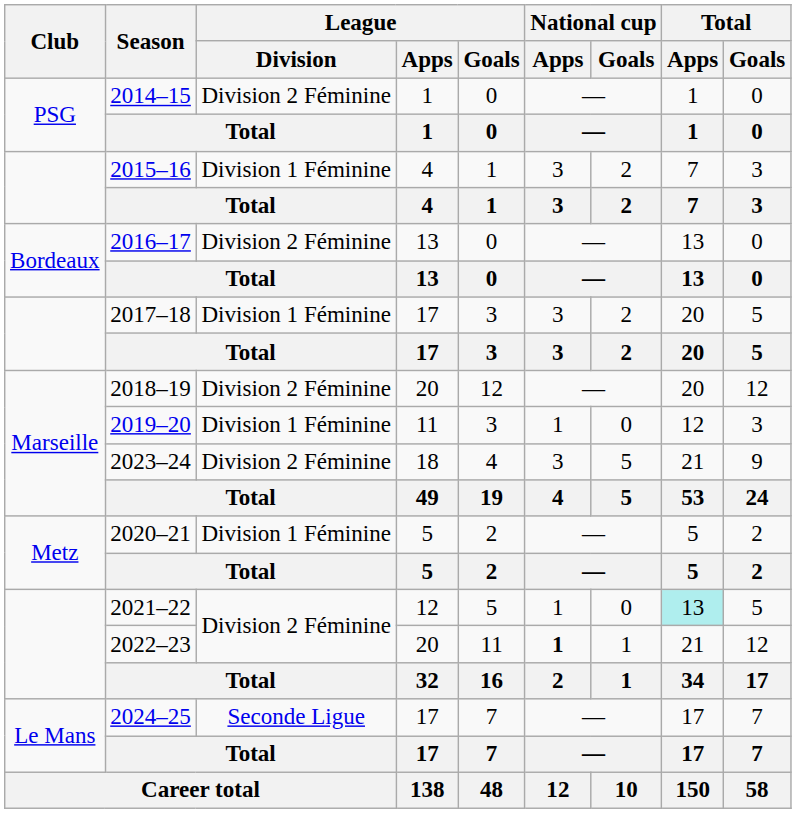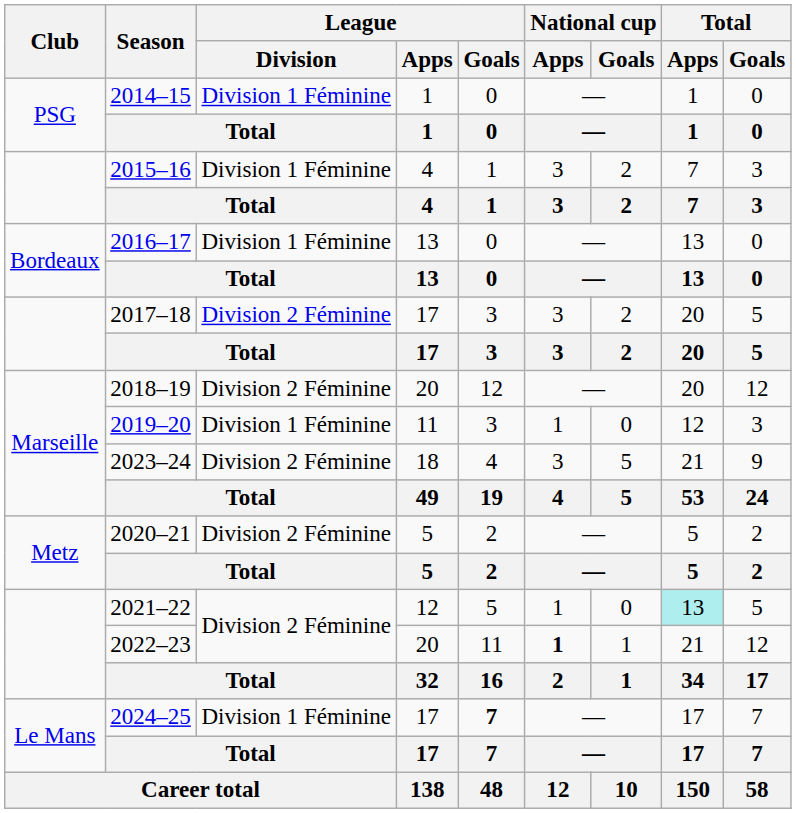(296, 95) Division 2 Féminine -> (296, 95) Division 1 Féminine
(296, 242) Division 2 Féminine -> (296, 242) Division 1 Féminine
(296, 315) Division 1 Féminine -> (296, 315) Division 2 Féminine
(296, 534) Division 1 Féminine -> (296, 534) Division 2 Féminine
(296, 717) Seconde Ligue -> (296, 717) Division 1 Féminine
(492, 717) normal -> (492, 717) bold
